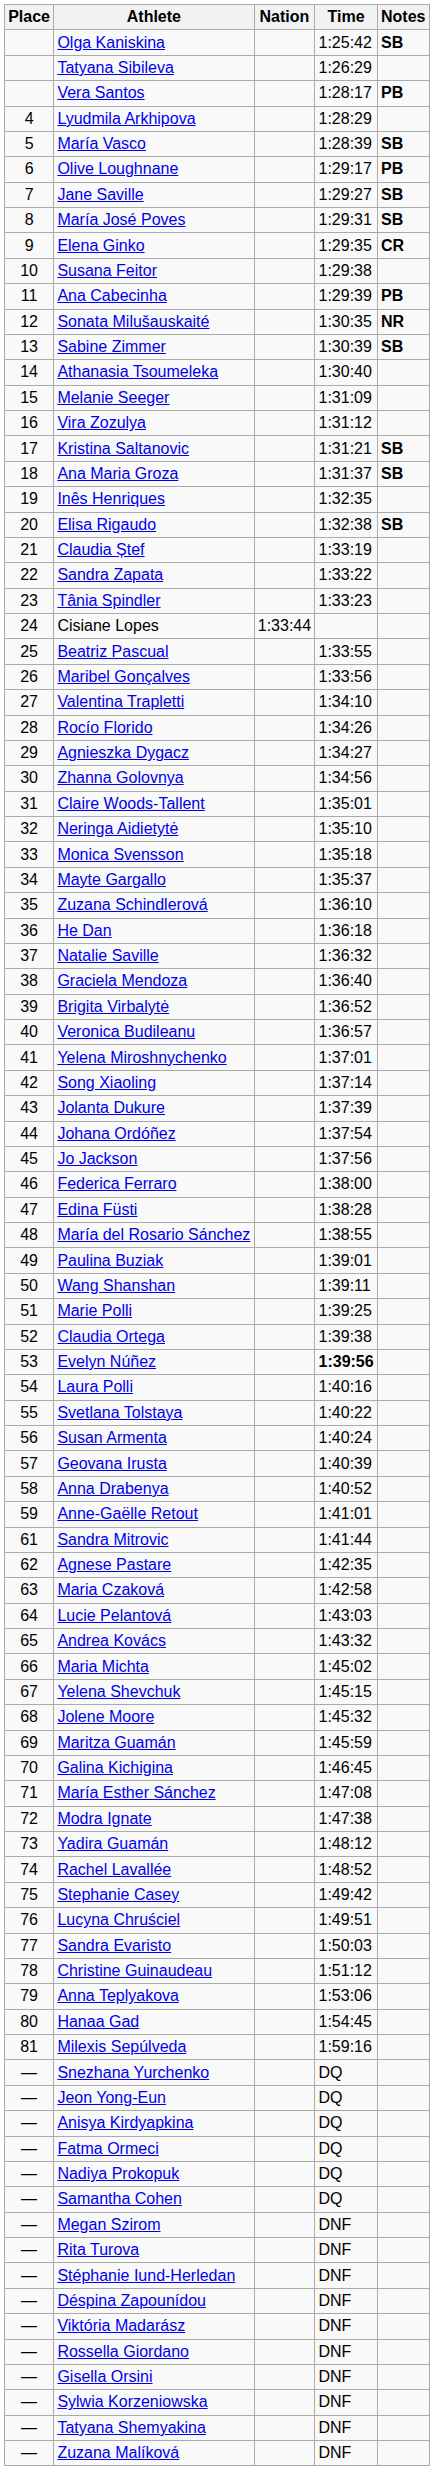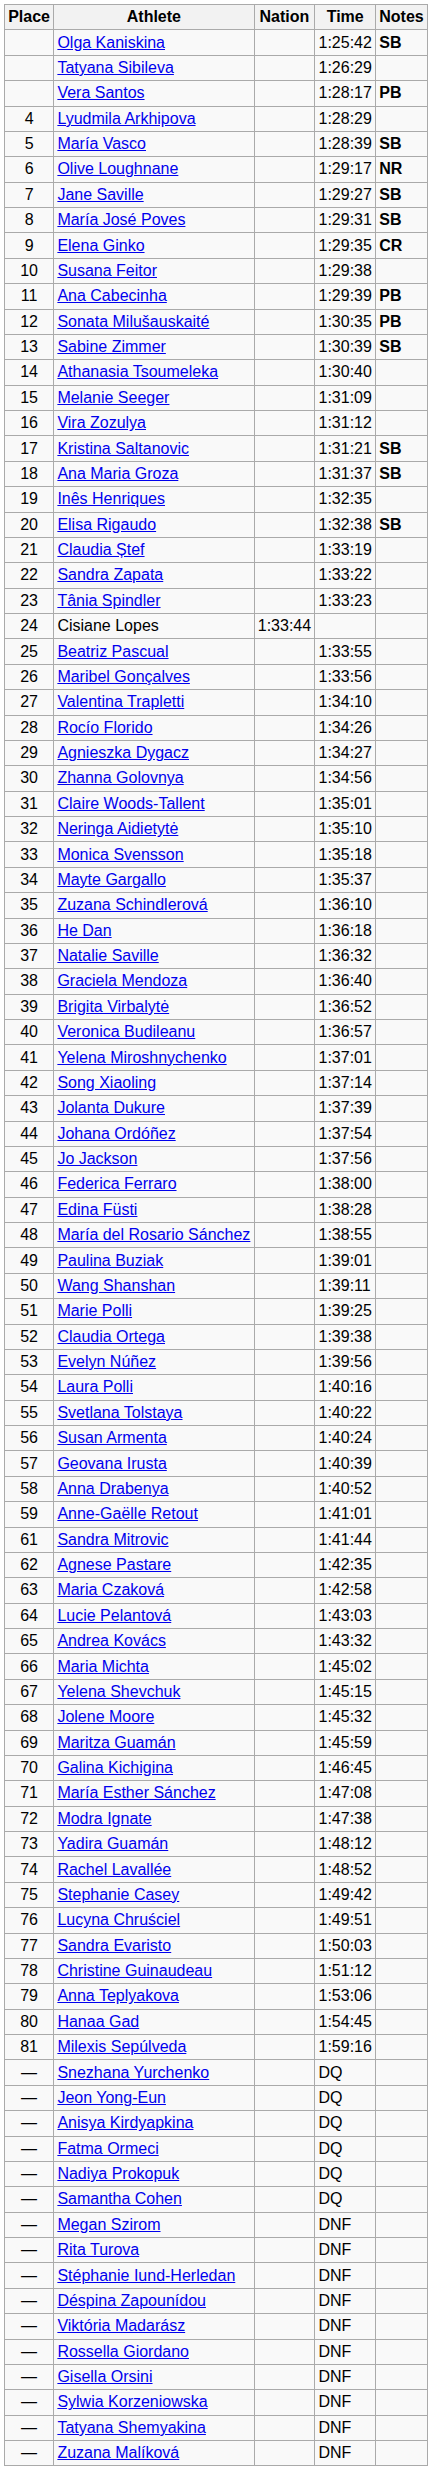(392, 169) PB -> (391, 169) NR
(393, 321) NR -> (390, 321) PB
(346, 1362) bold -> (345, 1362) normal
